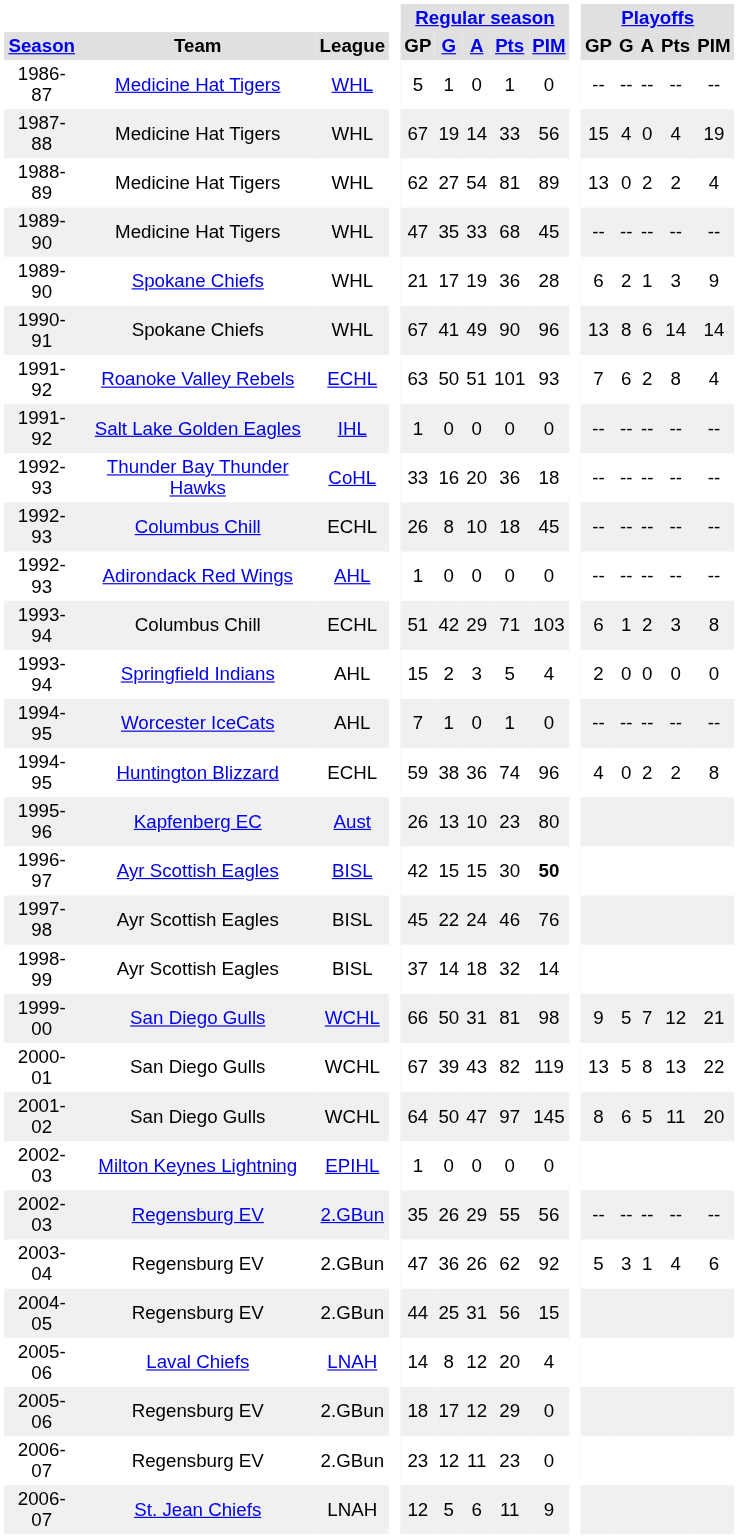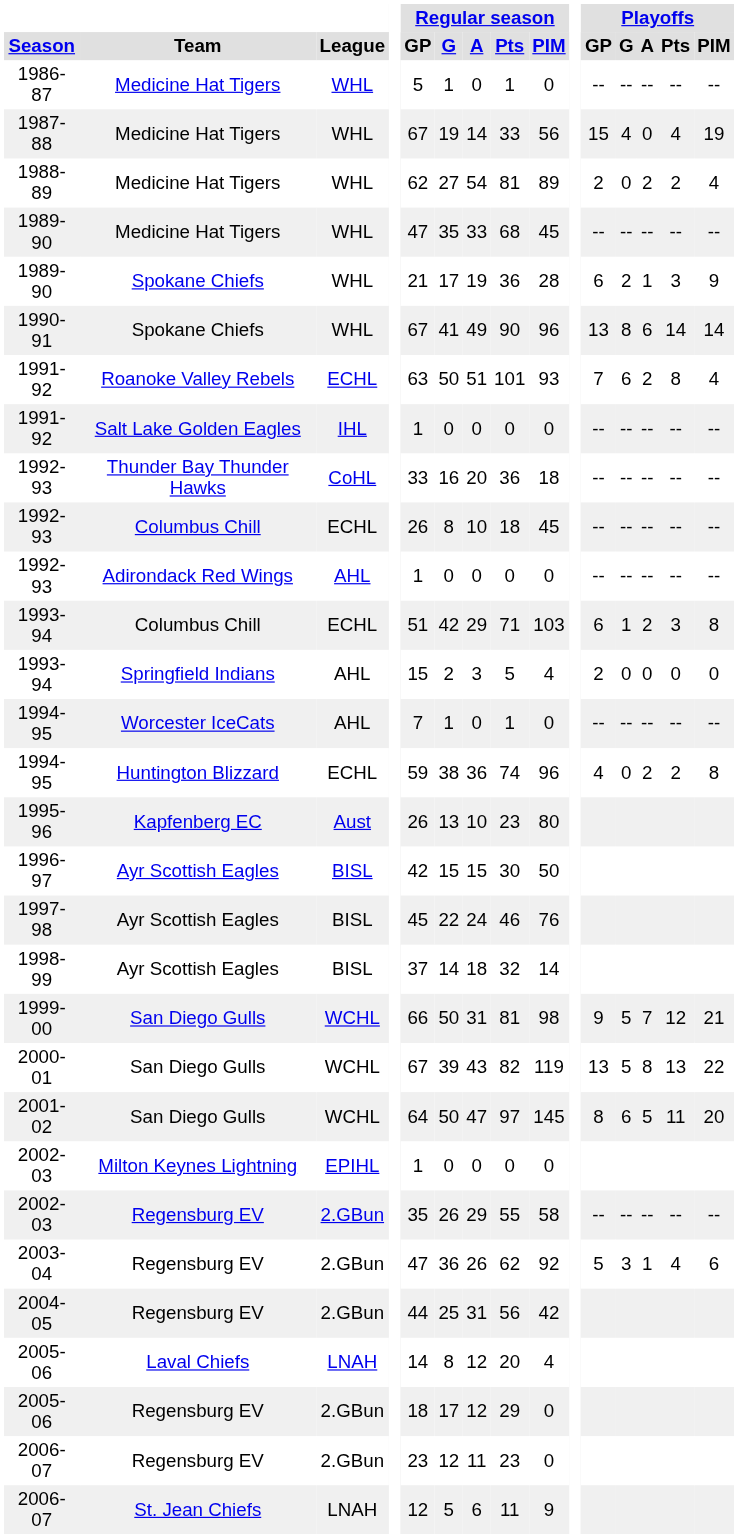(598, 182) 13 -> (598, 182) 2
(549, 870) bold -> (549, 870) normal
(549, 1214) 56 -> (549, 1214) 58
(549, 1313) 15 -> (549, 1313) 42
